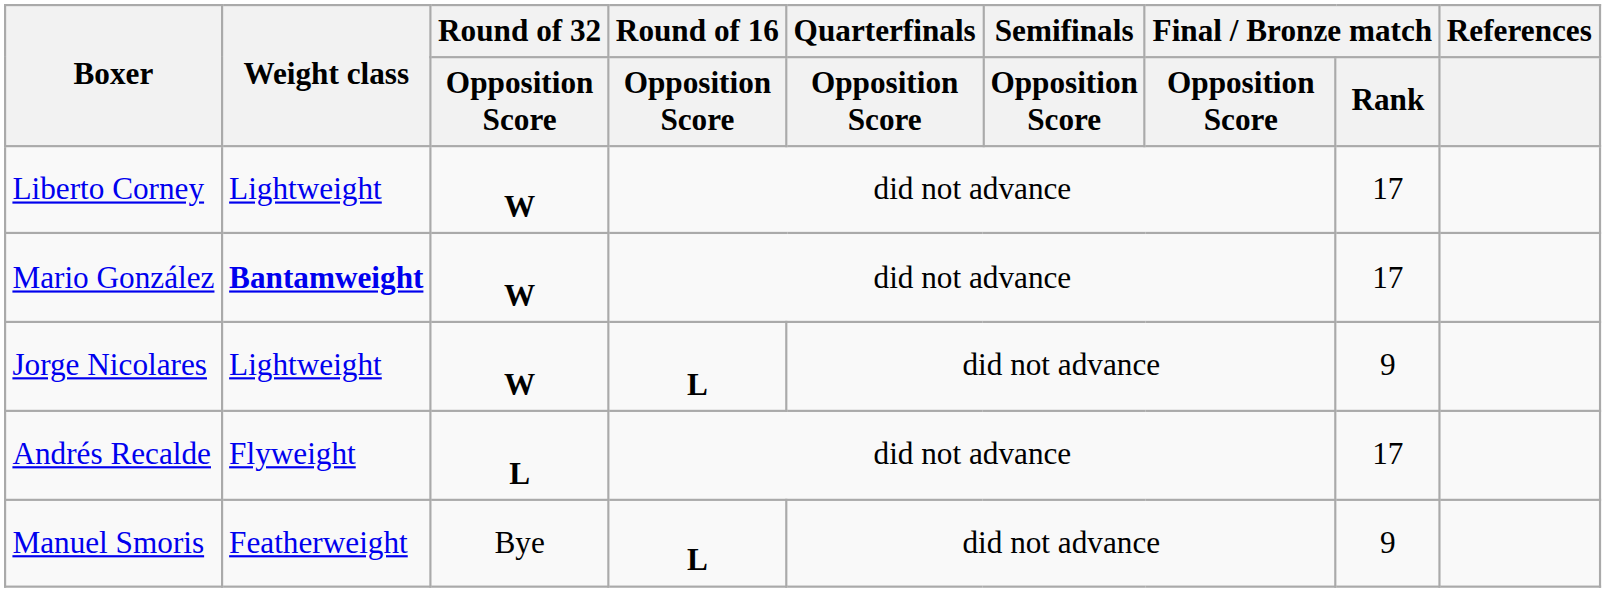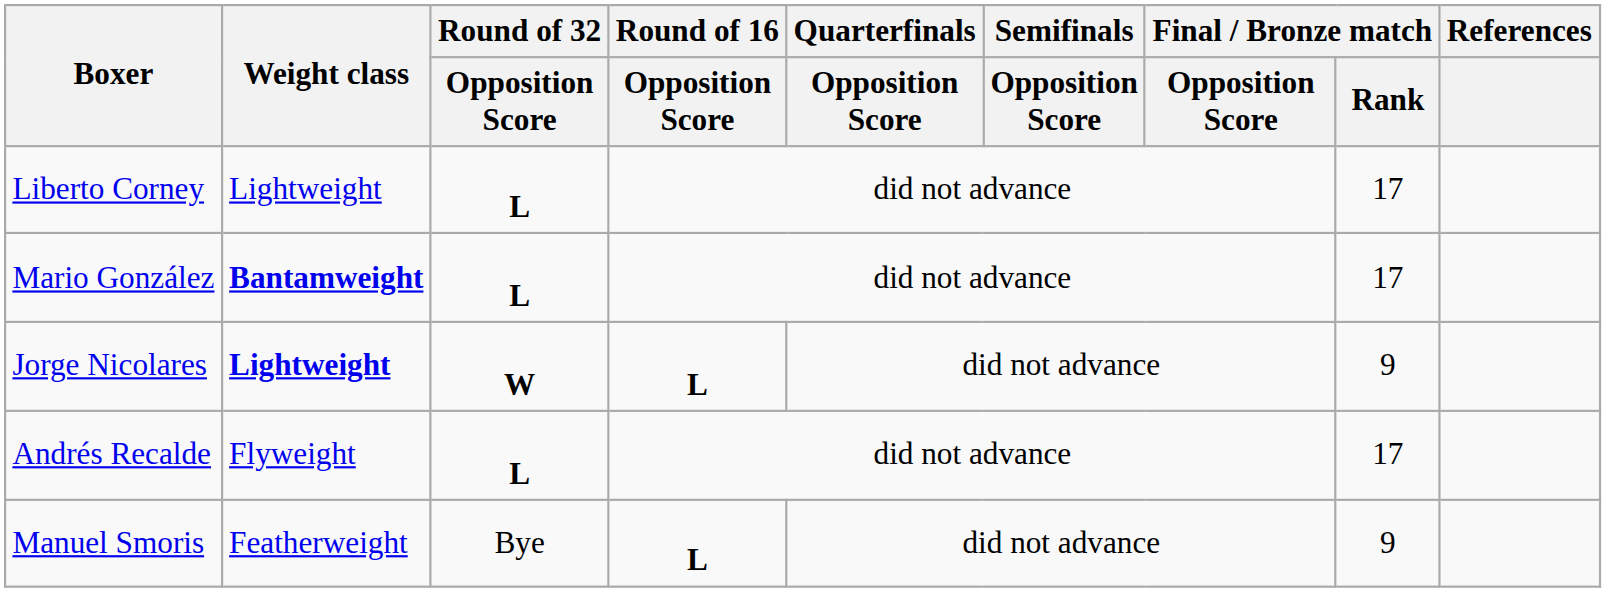(520, 207) W -> (520, 207) L
(520, 295) W -> (520, 295) L
(305, 365) normal -> (310, 365) bold
